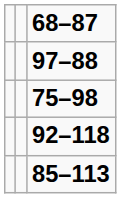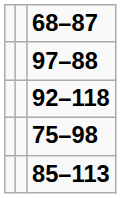rows swapped: (65, 98) <-> (71, 135)
